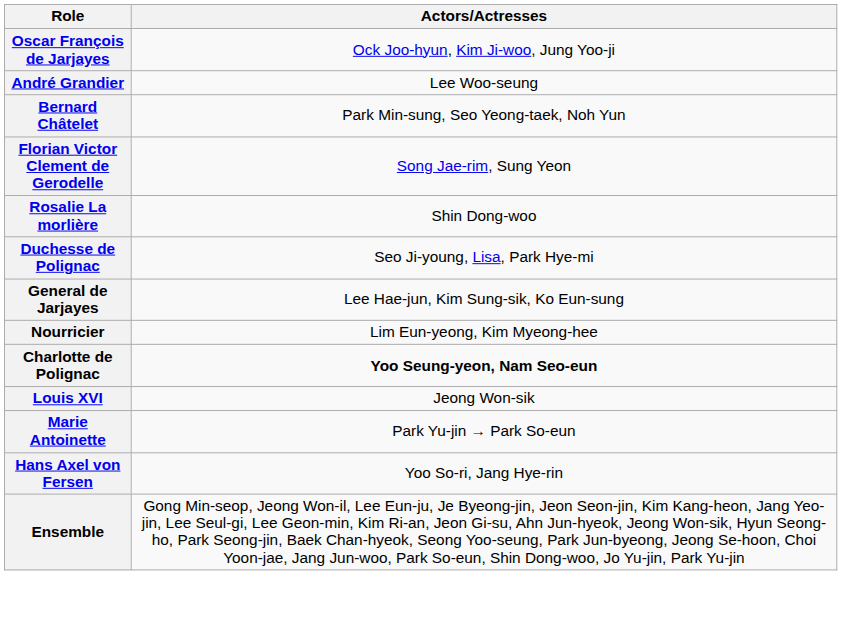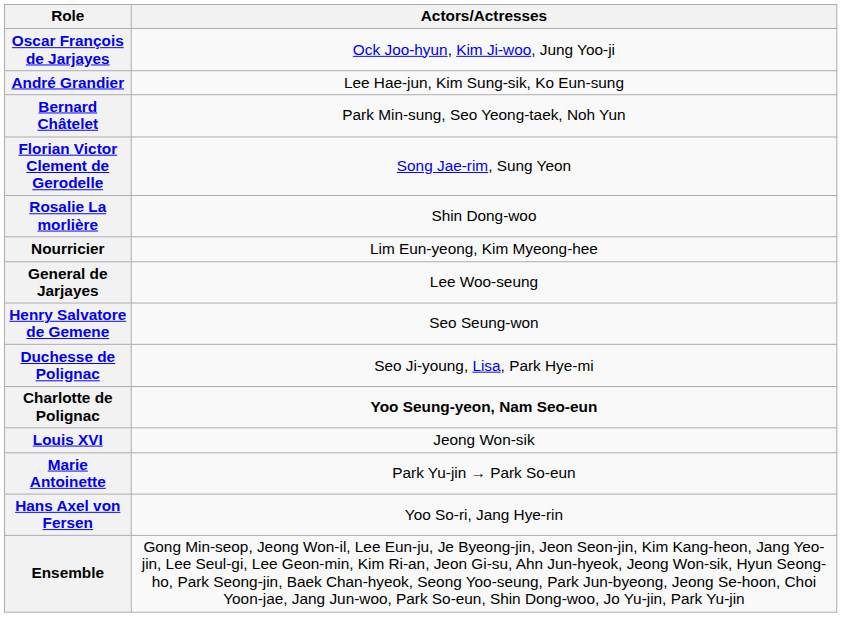(484, 82) Lee Woo-seung -> (484, 82) Lee Hae-jun, Kim Sung-sik, Ko Eun-sung
rows swapped: (68, 257) <-> (68, 332)
(484, 299) Lee Hae-jun, Kim Sung-sik, Ko Eun-sung -> (484, 282) Lee Woo-seung
+ row: (68, 323)
